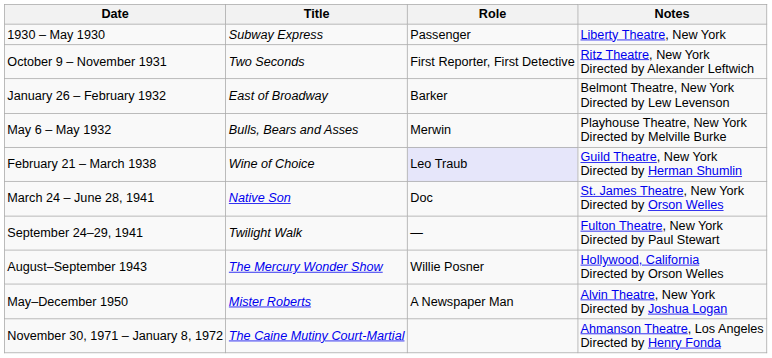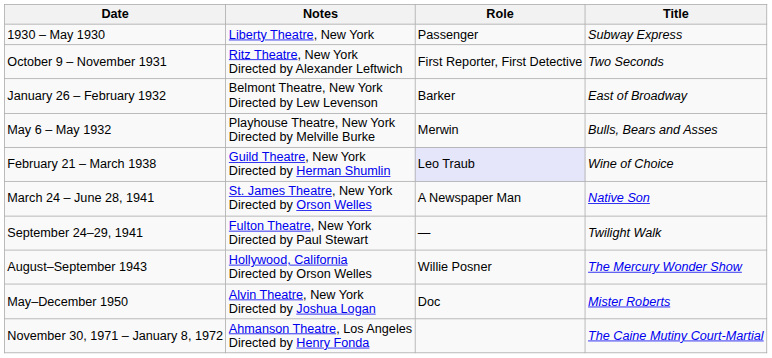columns swapped: (317, 14) <-> (672, 14)
(422, 198) Doc -> (470, 198) A Newspaper Man
(462, 301) A Newspaper Man -> (429, 301) Doc
